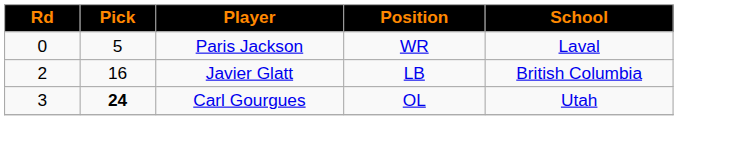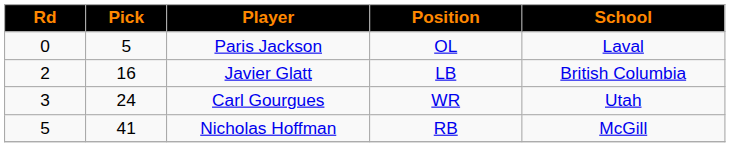(414, 45) WR -> (446, 45) OL
(118, 100) bold -> (126, 100) normal
(414, 100) OL -> (446, 100) WR
+ row: (268, 127)
